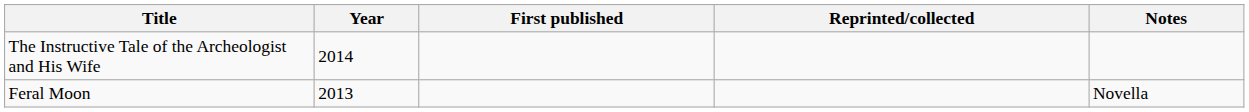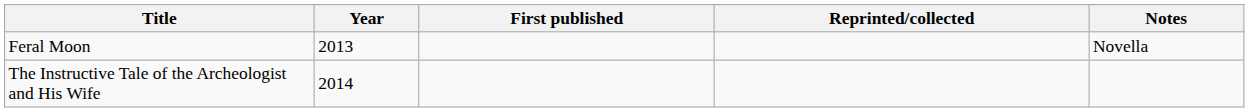rows swapped: (49, 93) <-> (148, 55)
